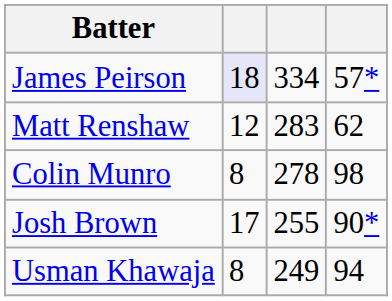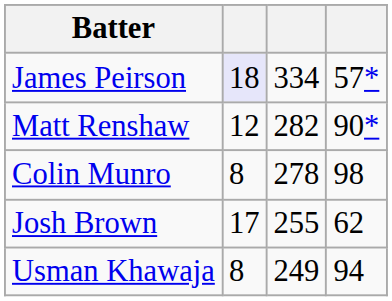(296, 125) 283 -> (296, 125) 282
(349, 125) 62 -> (356, 125) 90*
(356, 222) 90* -> (349, 222) 62
